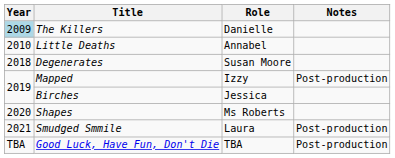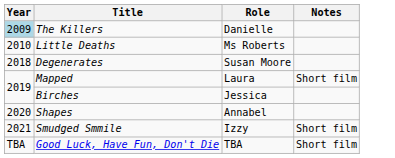(245, 46) Annabel -> (255, 46) Ms Roberts
(236, 79) Izzy -> (239, 79) Laura
(342, 79) Post-production -> (327, 79) Short film
(255, 112) Ms Roberts -> (245, 112) Annabel
(239, 128) Laura -> (236, 128) Izzy
(342, 128) Post-production -> (327, 128) Short film
(342, 145) Post-production -> (327, 145) Short film
